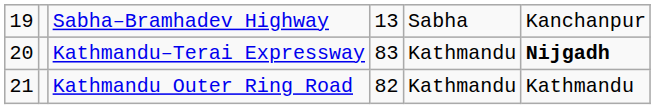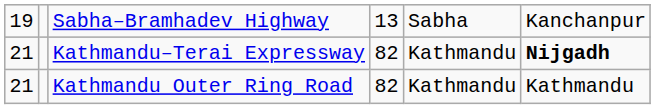(22, 54) 20 -> (22, 54) 21
(387, 54) 83 -> (387, 54) 82
